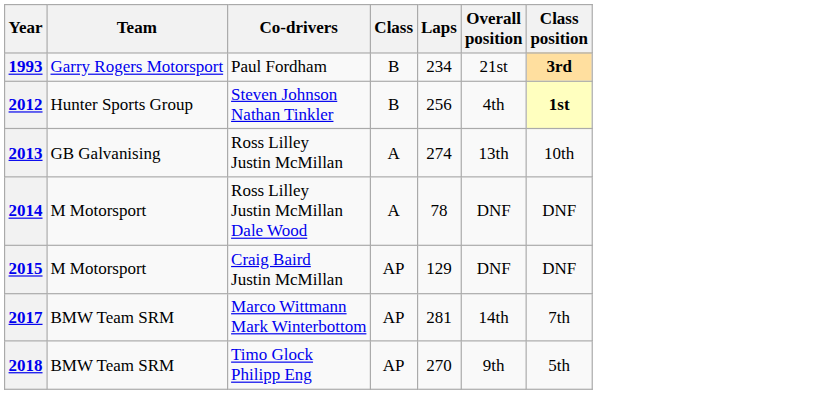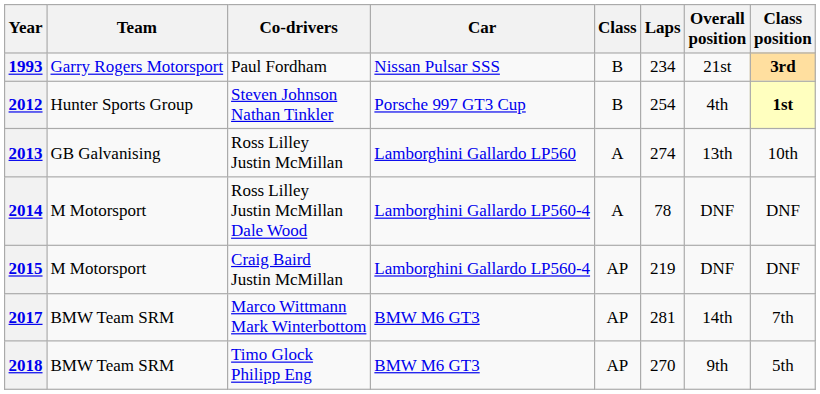+ column: (482, 28)
(439, 105) 256 -> (663, 105) 254
(439, 269) 129 -> (663, 269) 219
